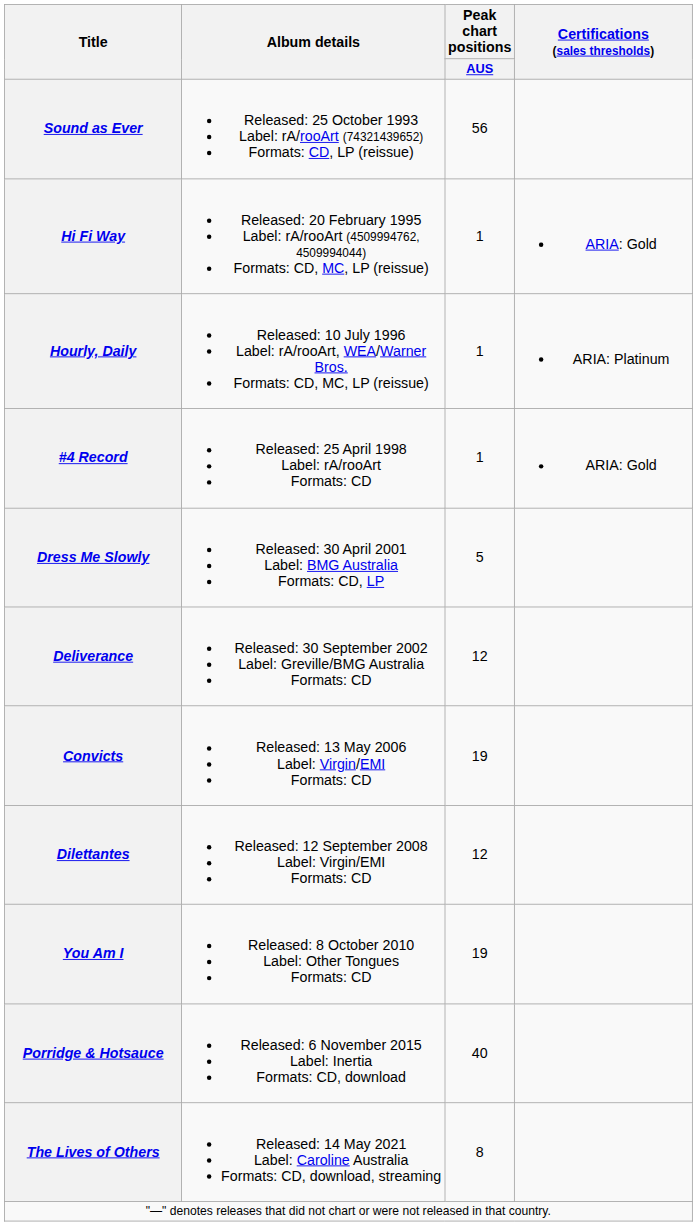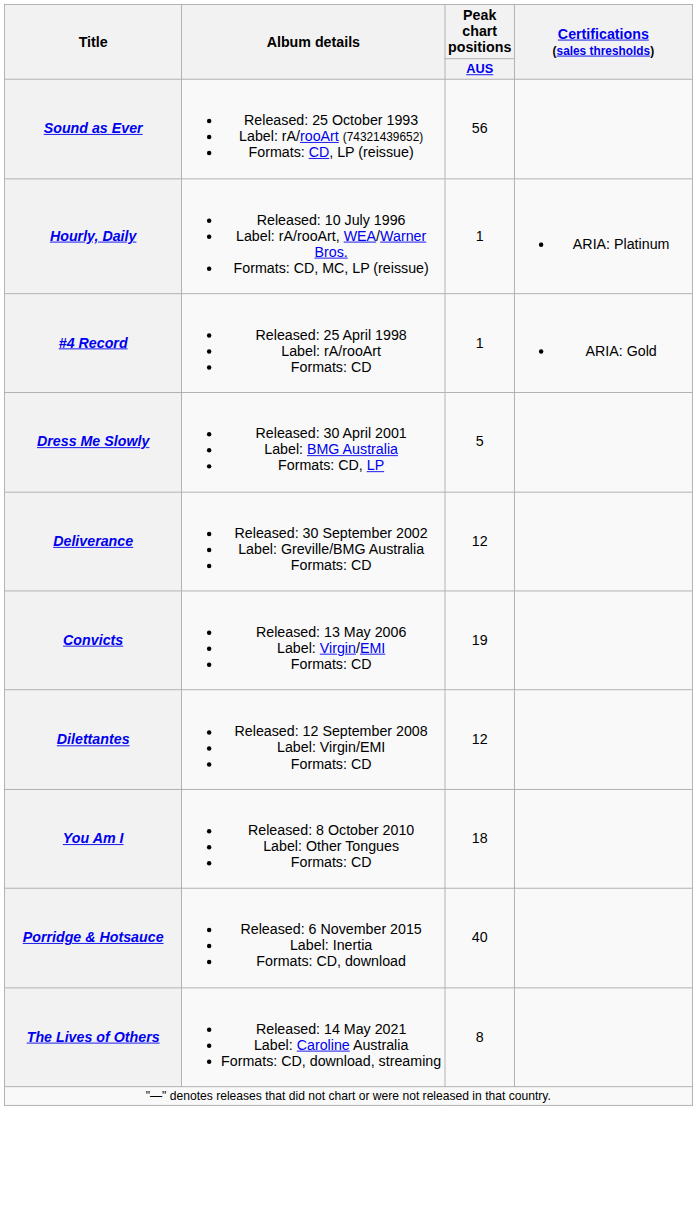- row: (93, 236)
(480, 953) 19 -> (480, 838) 18
